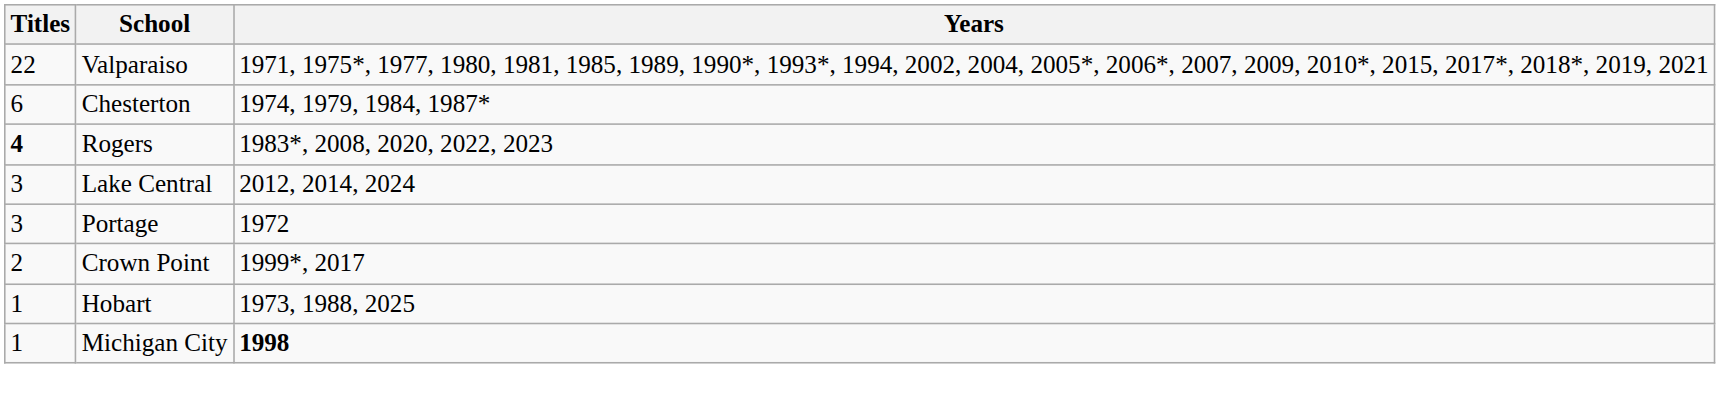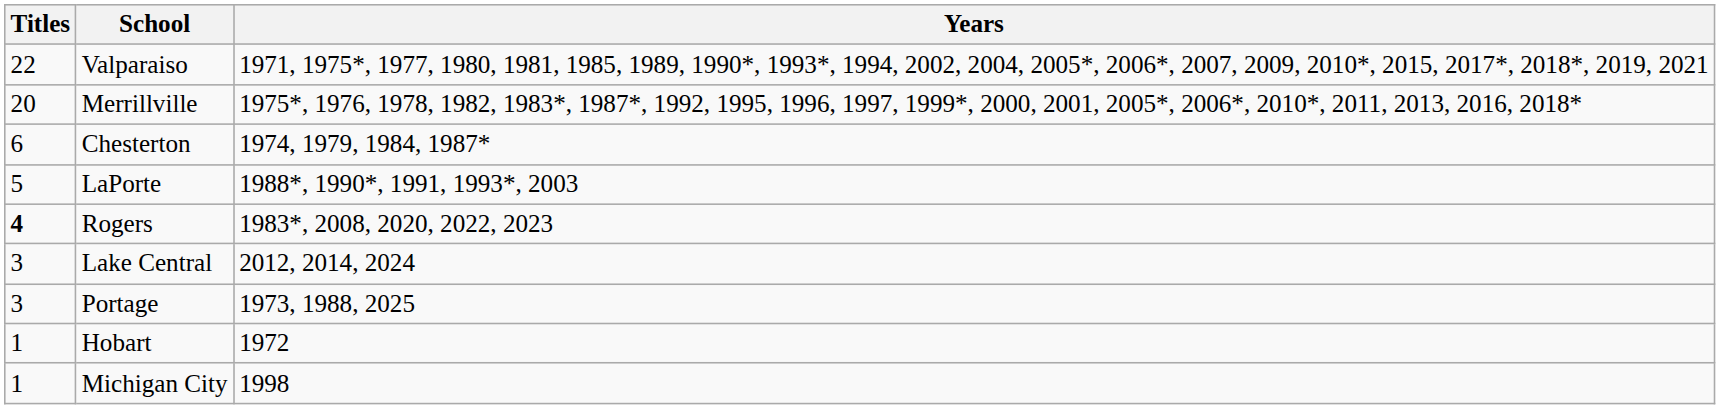+ row: (140, 104)
+ row: (121, 183)
(264, 223) 1972 -> (327, 303) 1973, 1988, 2025
- row: (146, 263)
(327, 303) 1973, 1988, 2025 -> (264, 343) 1972
(264, 343) bold -> (264, 382) normal
